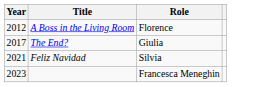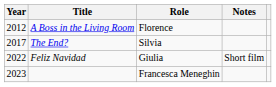+ column: (244, 12)
(151, 43) Giulia -> (150, 43) Silvia
(16, 58) 2021 -> (16, 58) 2022
(150, 58) Silvia -> (151, 58) Giulia
